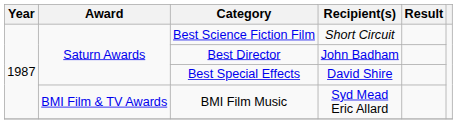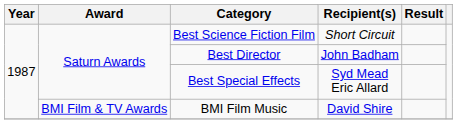(360, 74) David Shire -> (360, 81) Syd Mead Eric Allard
(360, 101) Syd Mead Eric Allard -> (360, 108) David Shire
